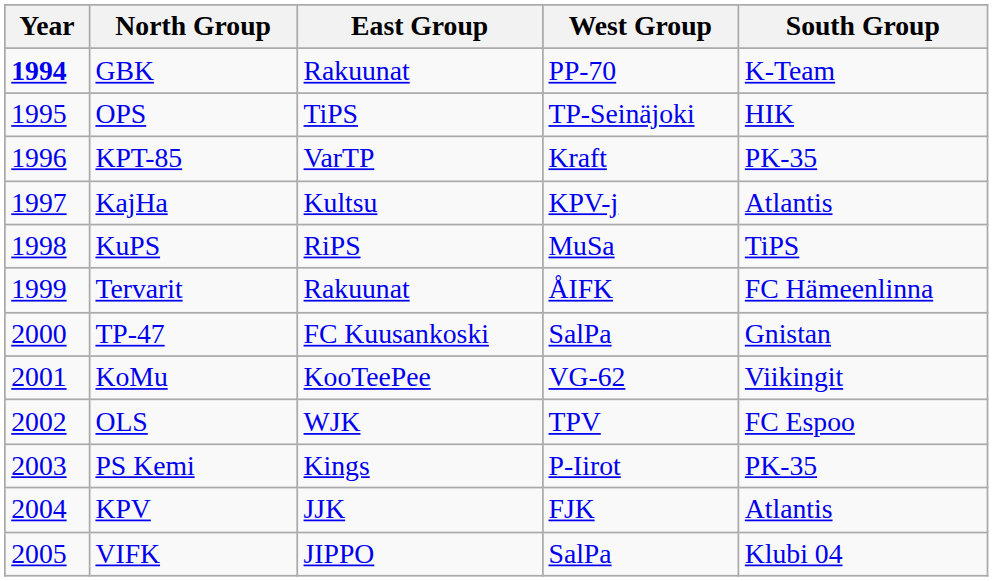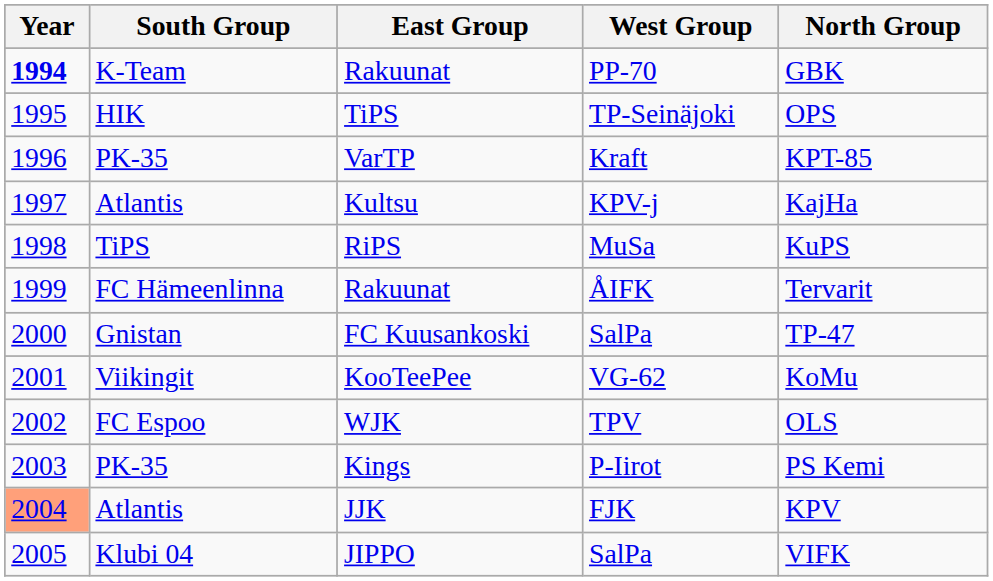columns swapped: (863, 26) <-> (193, 26)
(39, 509) no background -> (39, 509) lightsalmon background
